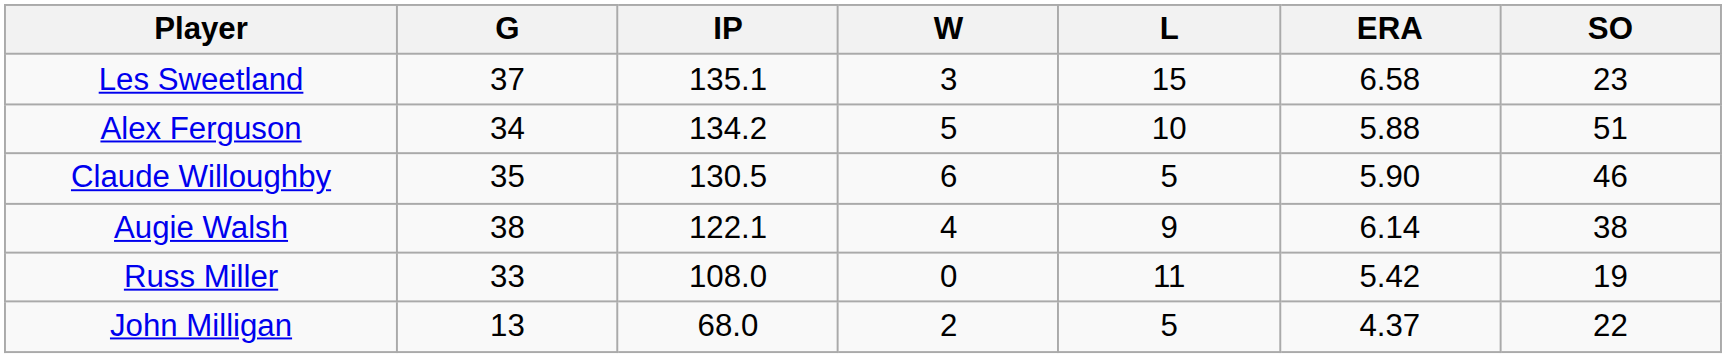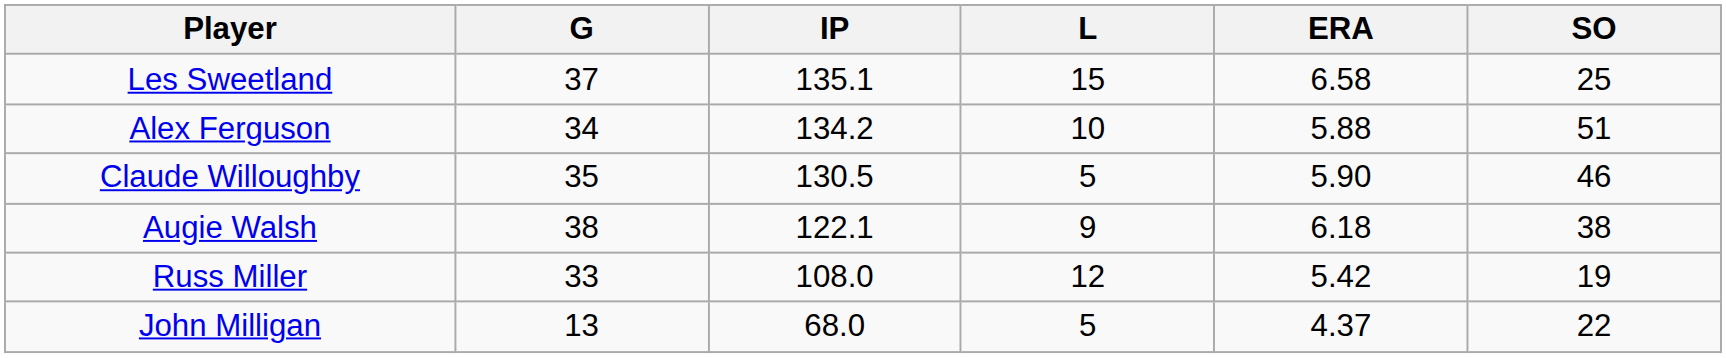- column: (949, 29)
(1610, 78) 23 -> (1594, 78) 25
(1390, 227) 6.14 -> (1341, 227) 6.18
(1169, 276) 11 -> (1088, 276) 12
